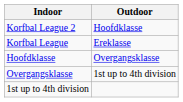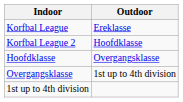rows swapped: (37, 43) <-> (41, 27)
